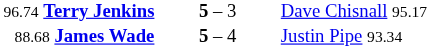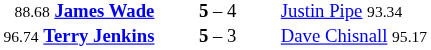rows swapped: (79, 10) <-> (85, 36)
